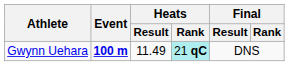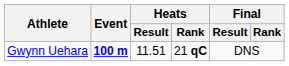(151, 52) 11.49 -> (151, 52) 11.51
(190, 52) paleturquoise background -> (190, 52) no background
